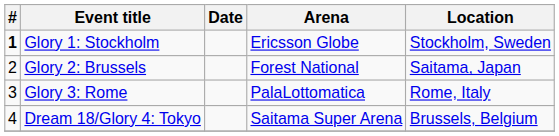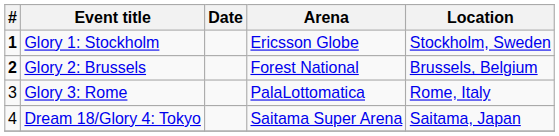(13, 68) normal -> (13, 68) bold
(465, 68) Saitama, Japan -> (474, 68) Brussels, Belgium
(474, 119) Brussels, Belgium -> (465, 119) Saitama, Japan
